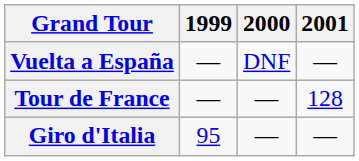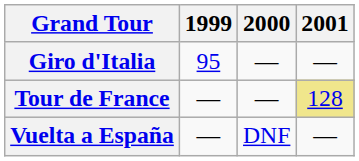rows swapped: (92, 135) <-> (92, 60)
(325, 98) no background -> (325, 98) khaki background
